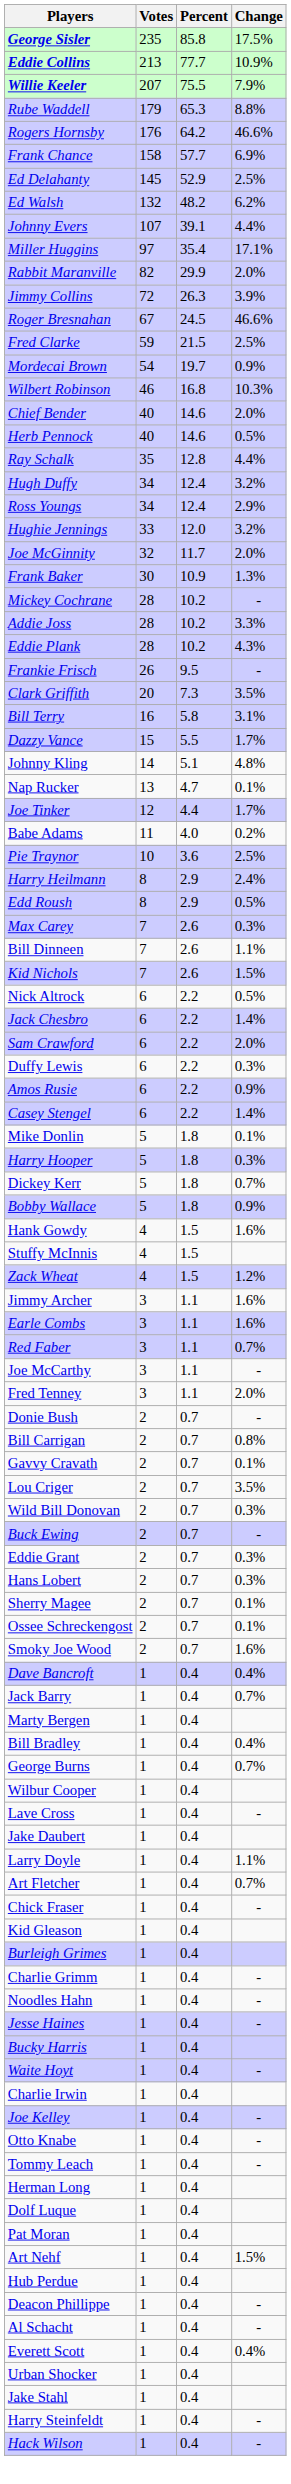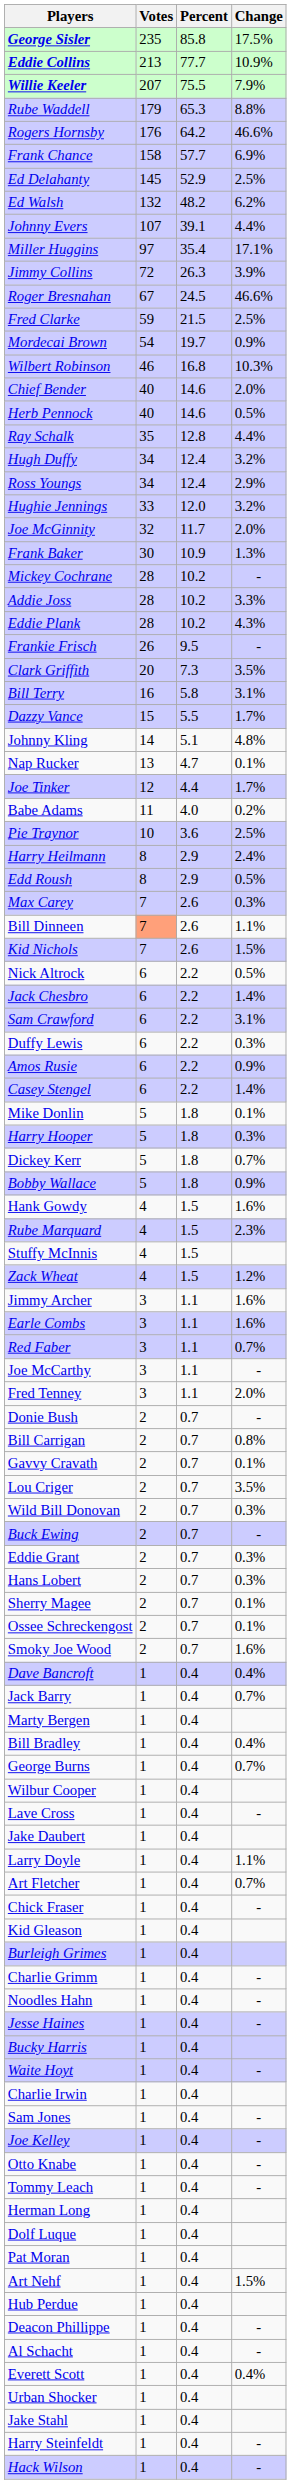- row: (62, 272)
(143, 949) no background -> (143, 926) lightsalmon background
(250, 1043) 2.0% -> (250, 1020) 3.1%
+ row: (55, 1230)
+ row: (39, 2117)
